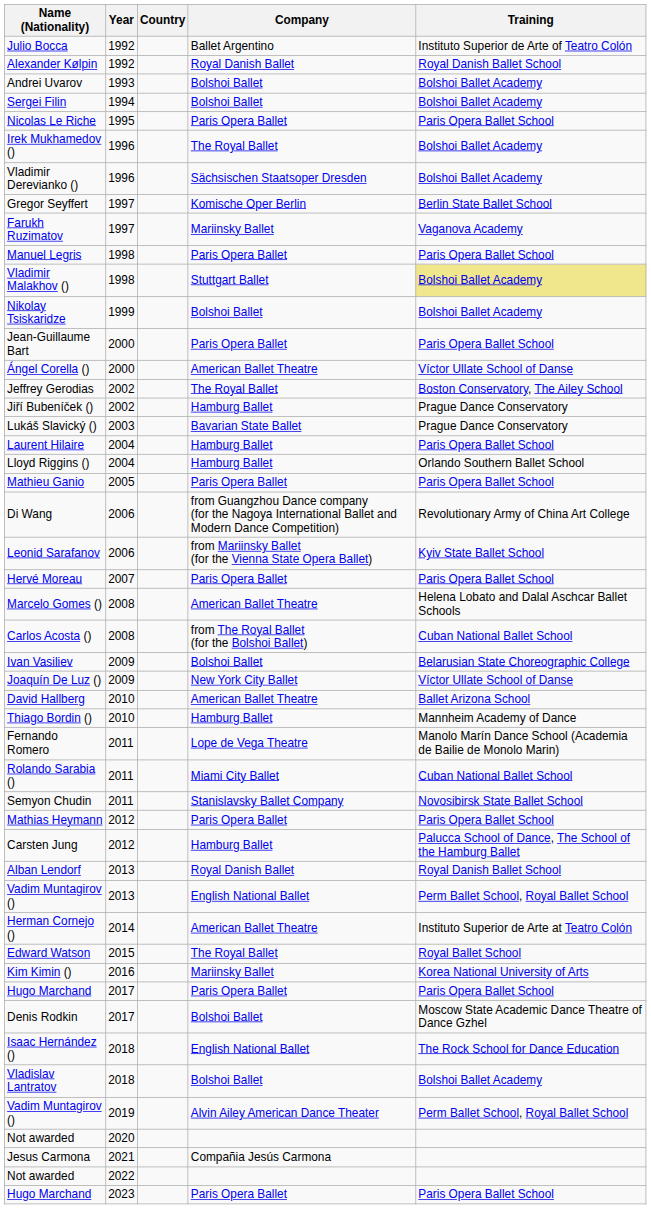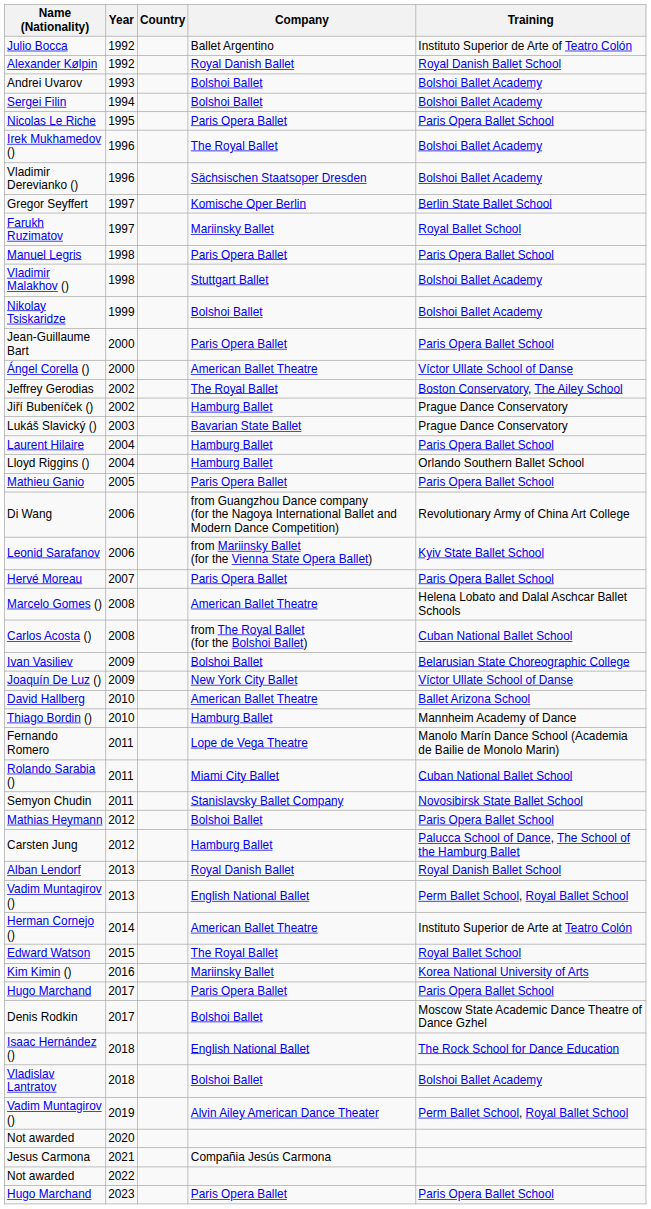(471, 229) Vaganova Academy -> (470, 229) Royal Ballet School
(480, 280) khaki background -> (480, 280) no background
(239, 820) Paris Opera Ballet -> (227, 820) Bolshoi Ballet
